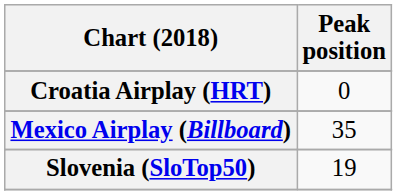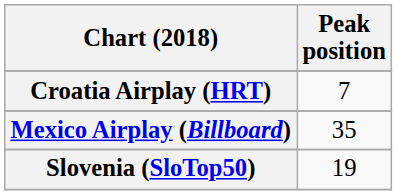(344, 90) 0 -> (344, 90) 7
